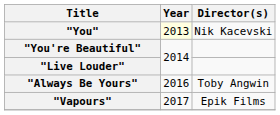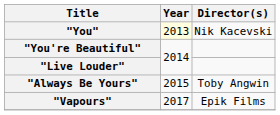(176, 84) 2016 -> (176, 84) 2015
